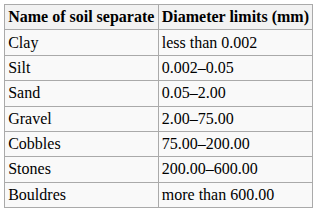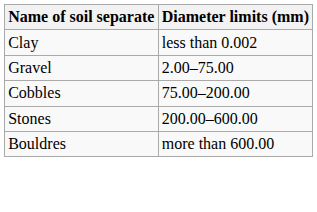- row: (19, 67)
- row: (24, 93)
